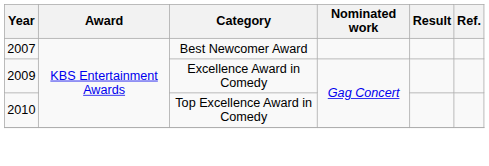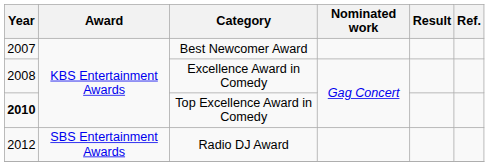(21, 75) 2009 -> (21, 75) 2008
(21, 110) normal -> (21, 110) bold
+ row: (244, 144)
